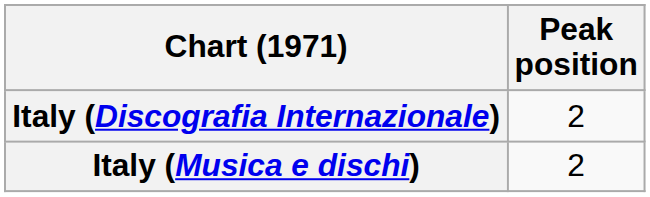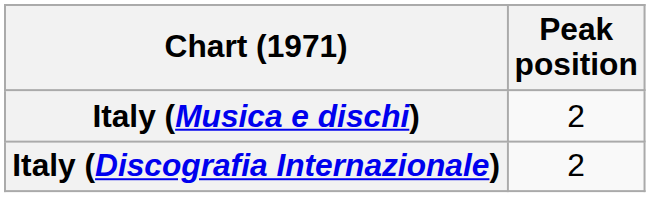rows swapped: (256, 115) <-> (256, 165)
